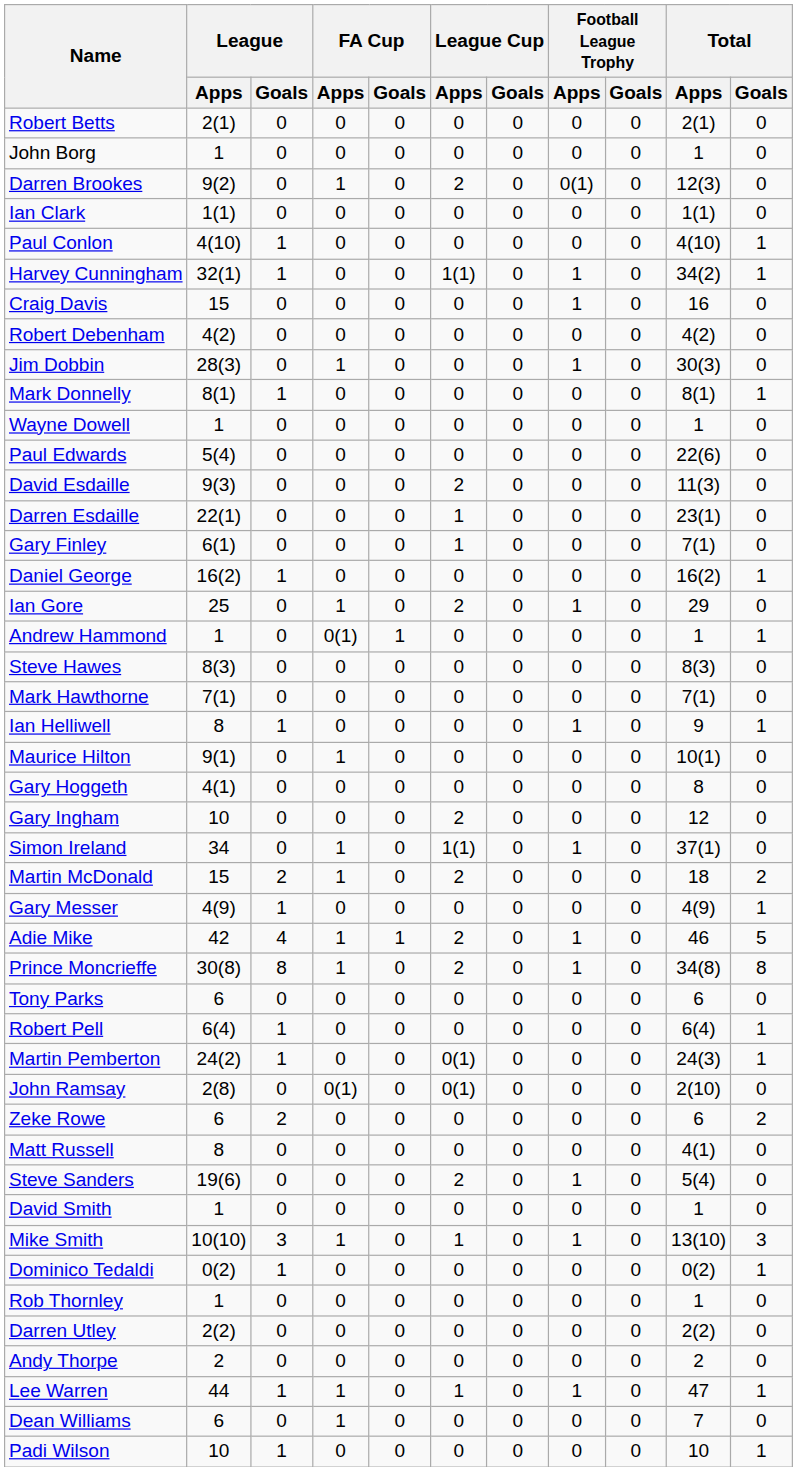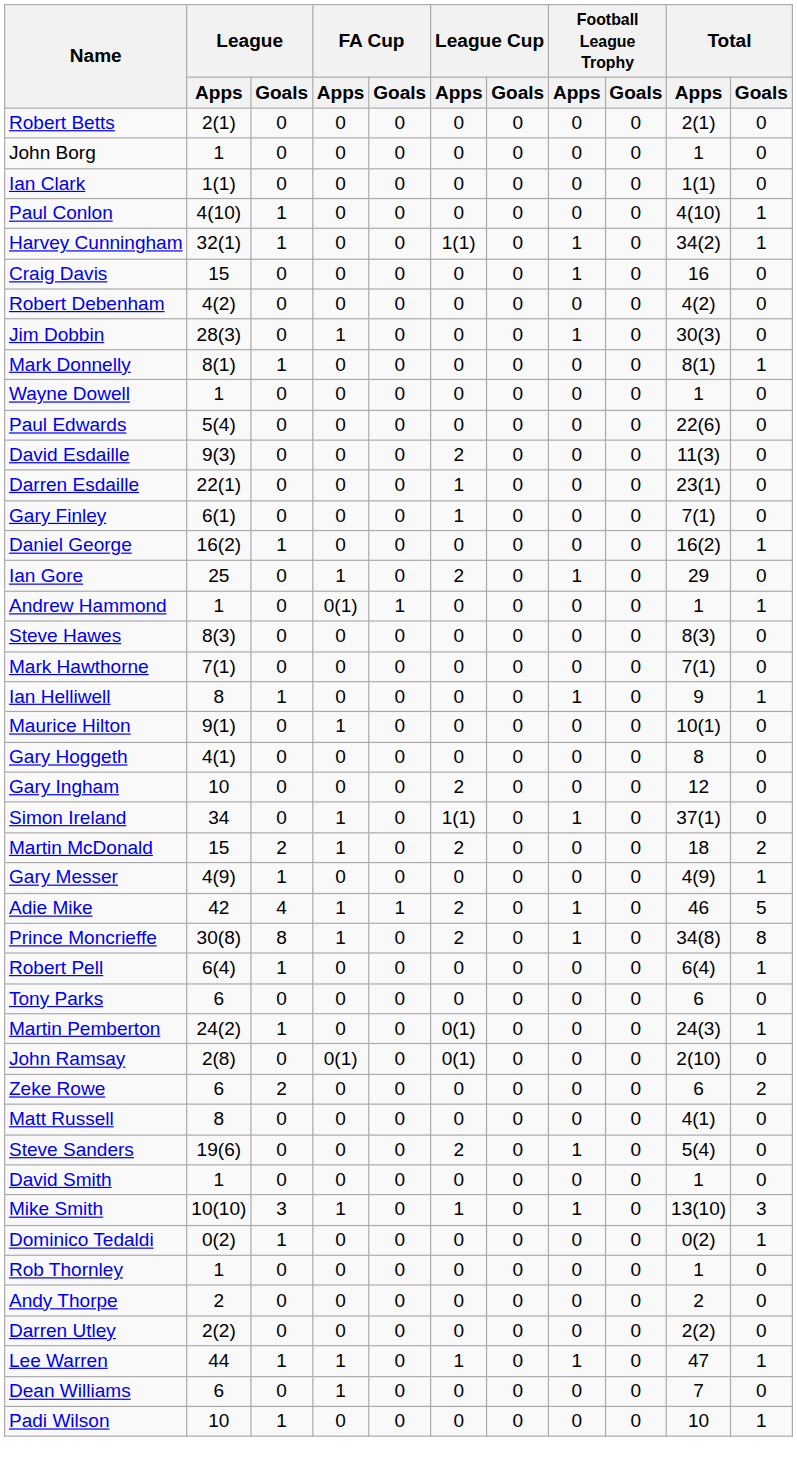- row: (76, 183)
rows swapped: (56, 998) <-> (56, 1028)
rows swapped: (63, 1360) <-> (62, 1330)
